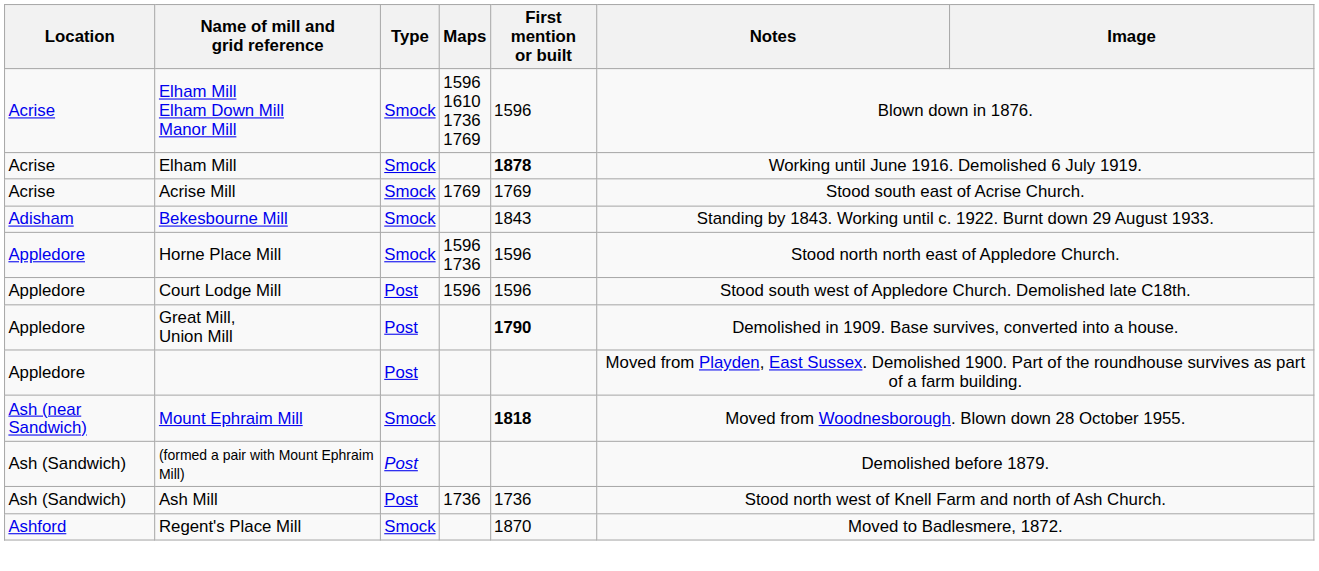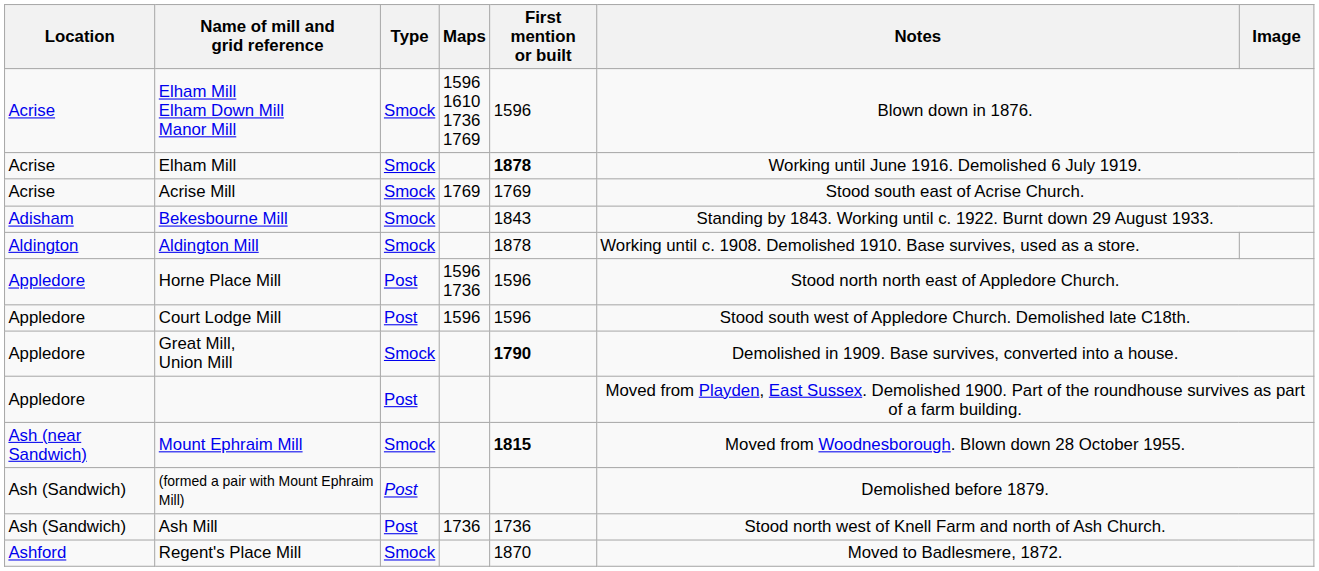+ row: (209, 245)
(410, 254) Smock -> (401, 281) Post
(401, 327) Post -> (410, 353) Smock
(513, 418) 1818 -> (512, 444) 1815
